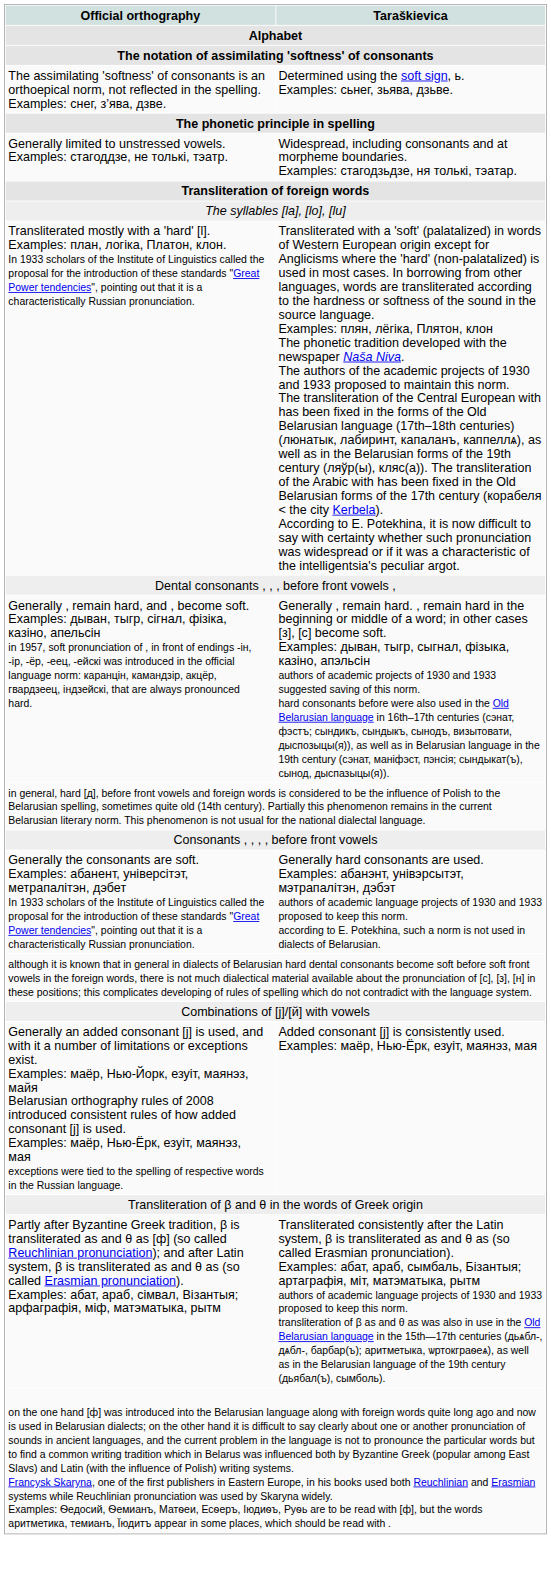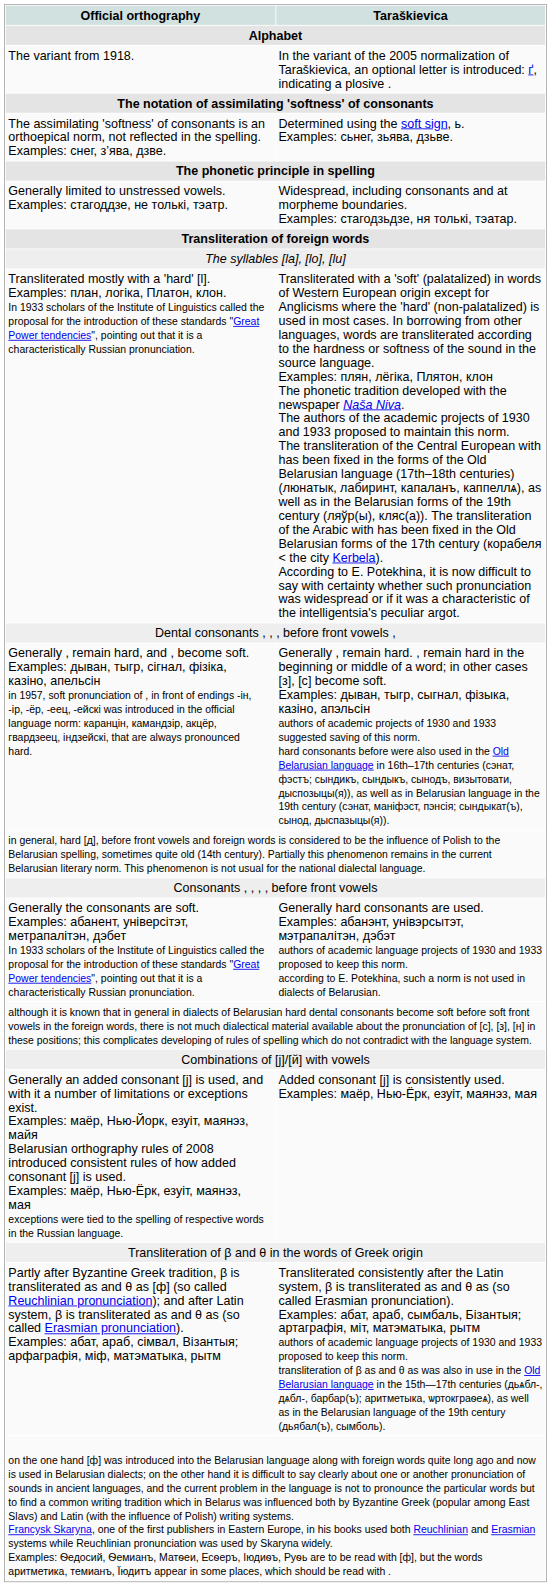+ row: (71, 55)
